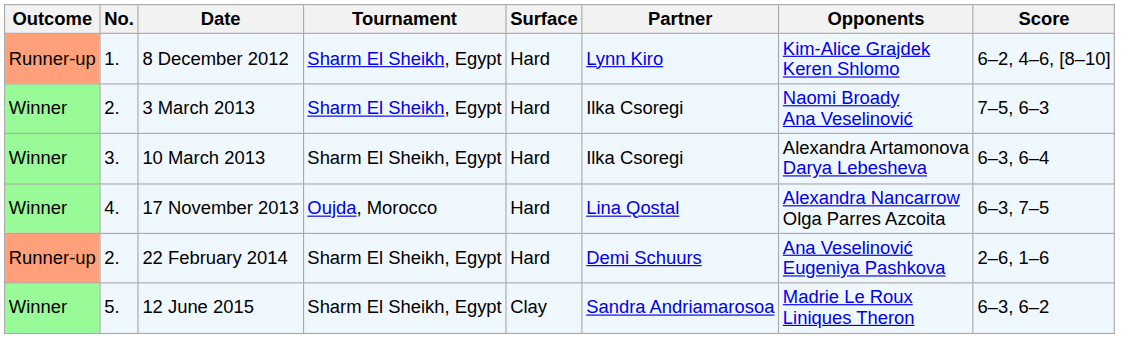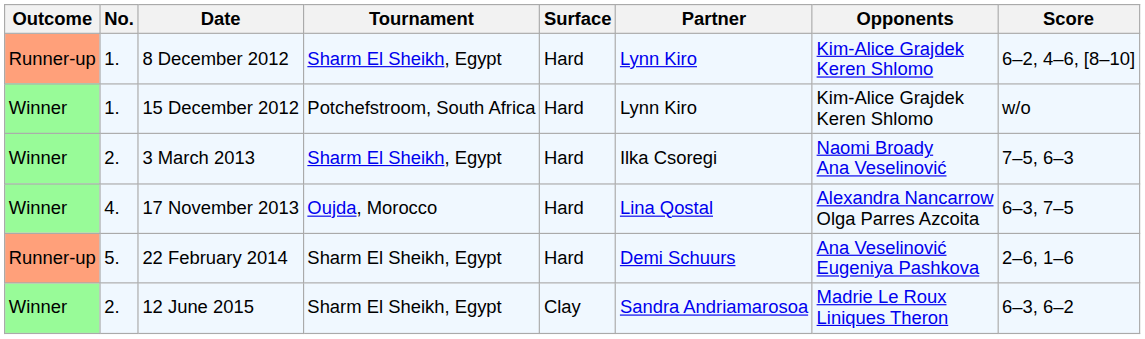+ row: (221, 108)
- row: (204, 158)
(112, 258) 2. -> (112, 258) 5.
(112, 308) 5. -> (112, 308) 2.
